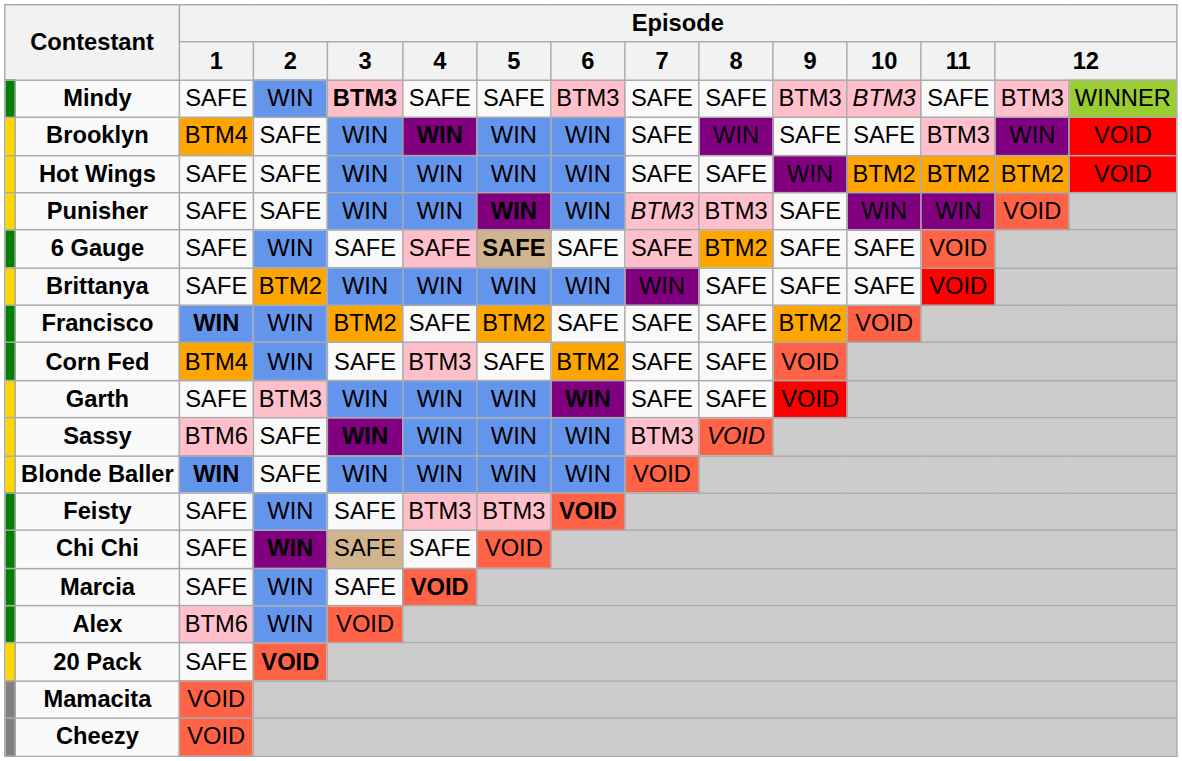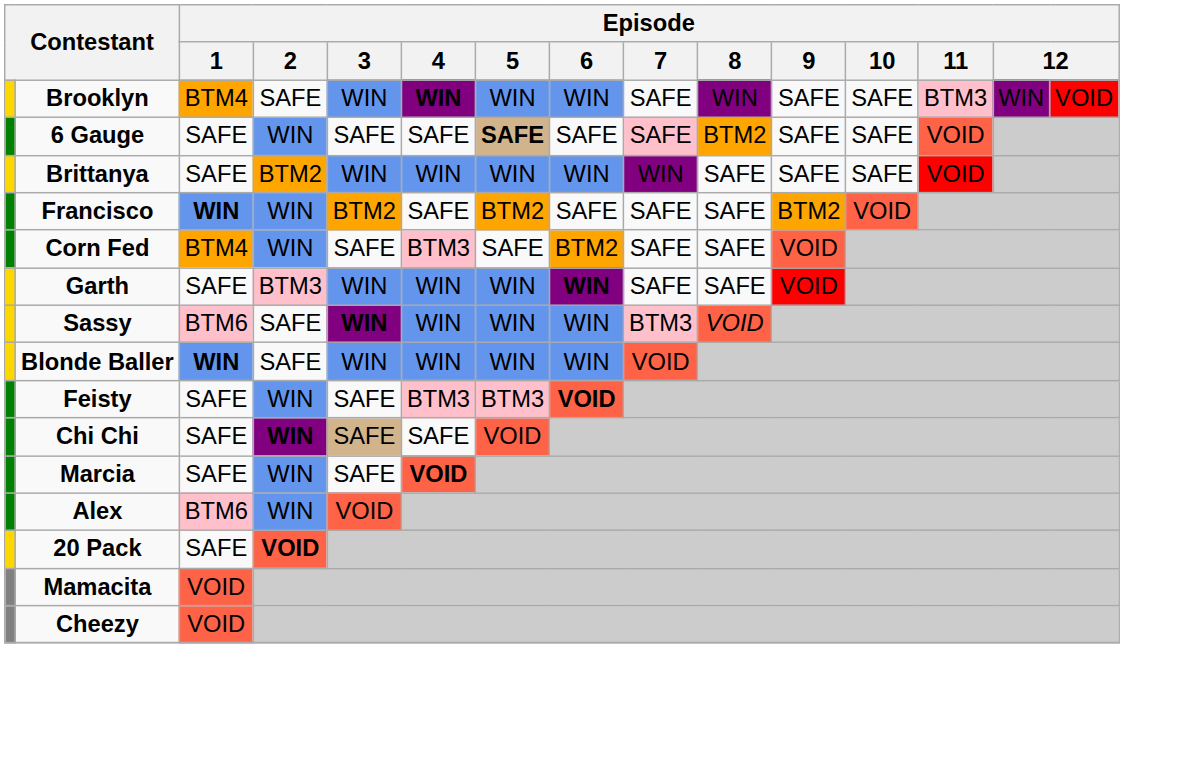- row: (97, 98)
- row: (97, 173)
- row: (97, 211)
(440, 248) pink background -> (438, 135) no background
